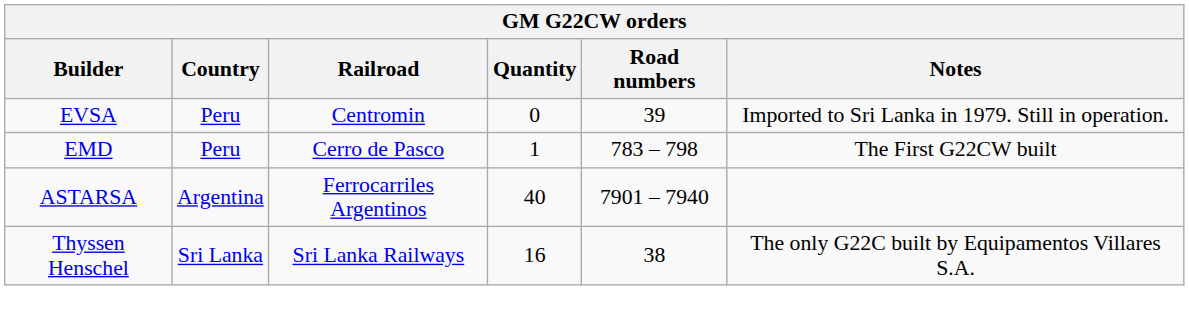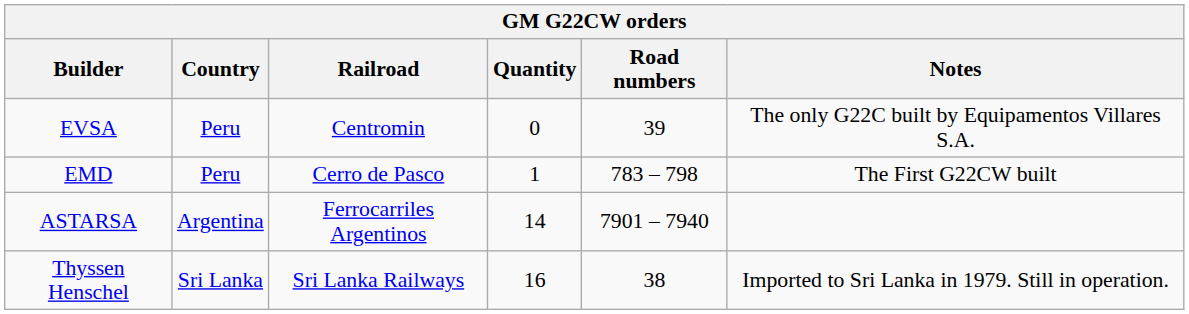(956, 115) Imported to Sri Lanka in 1979. Still in operation. -> (956, 127) The only G22C built by Equipamentos Villares S.A.
(535, 196) 40 -> (535, 220) 14
(956, 255) The only G22C built by Equipamentos Villares S.A. -> (956, 279) Imported to Sri Lanka in 1979. Still in operation.
